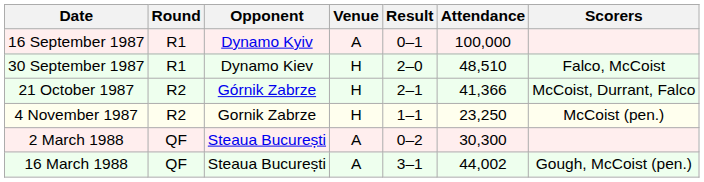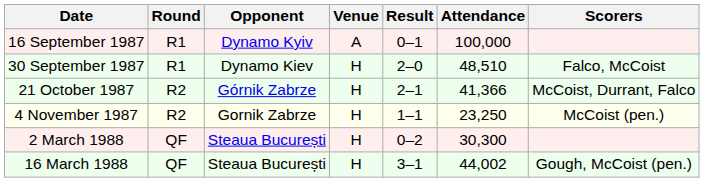(356, 139) A -> (356, 139) H
(356, 164) A -> (356, 164) H
